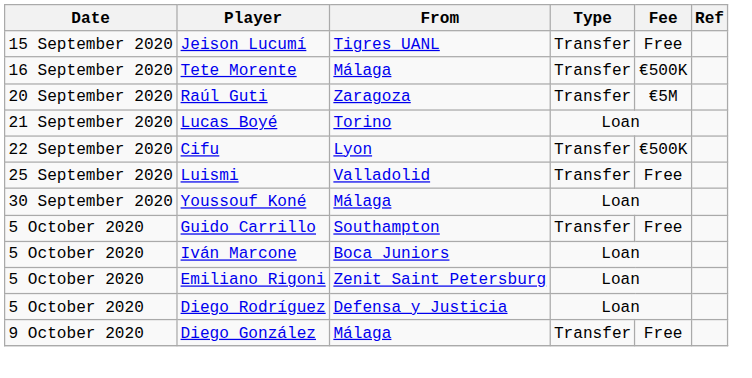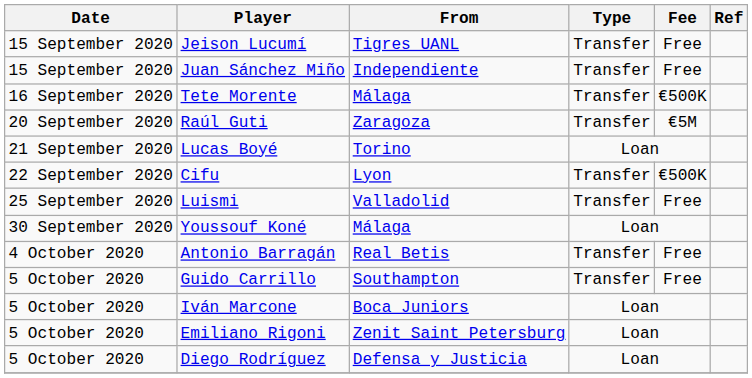+ row: (263, 70)
+ row: (258, 254)
- row: (248, 333)
